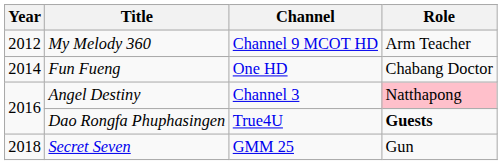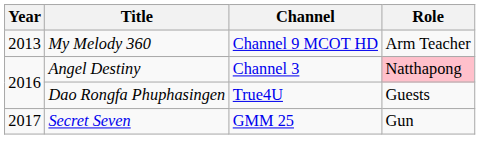(25, 43) 2012 -> (25, 43) 2013
- row: (84, 69)
(409, 120) bold -> (408, 95) normal
(25, 146) 2018 -> (25, 120) 2017
